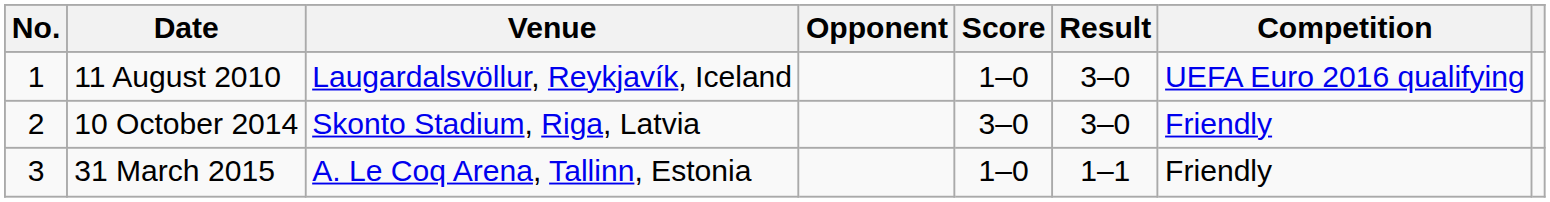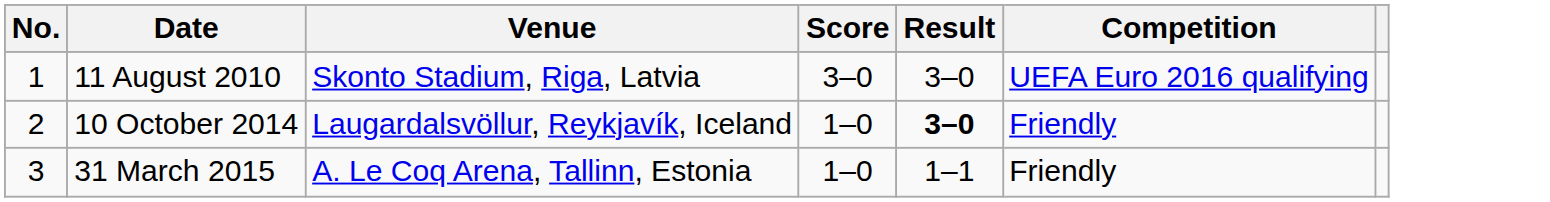- column: (877, 28)
(552, 76) Laugardalsvöllur, Reykjavík, Iceland -> (506, 76) Skonto Stadium, Riga, Latvia
(1004, 76) 1–0 -> (848, 76) 3–0
(506, 123) Skonto Stadium, Riga, Latvia -> (552, 123) Laugardalsvöllur, Reykjavík, Iceland
(1004, 123) 3–0 -> (848, 123) 1–0
(1105, 123) normal -> (949, 123) bold
